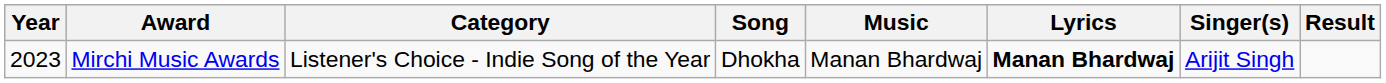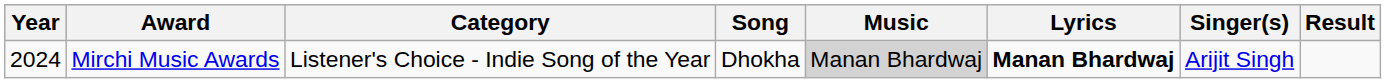(35, 58) 2023 -> (35, 58) 2024
(896, 58) no background -> (896, 58) lightgrey background
